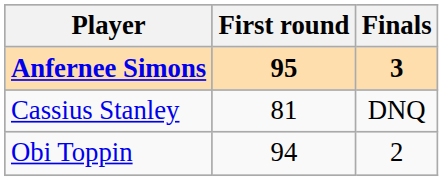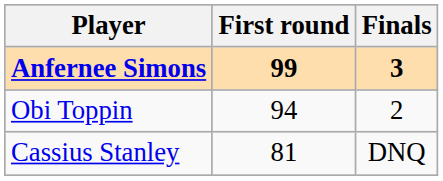(284, 68) 95 -> (284, 68) 99
rows swapped: (72, 152) <-> (95, 110)
